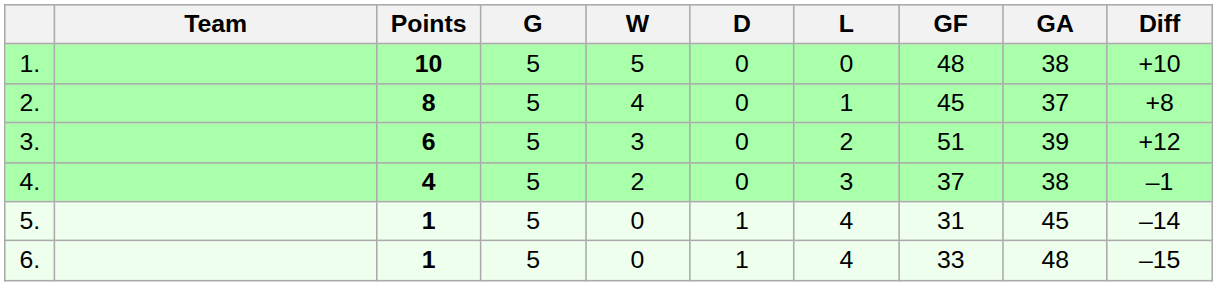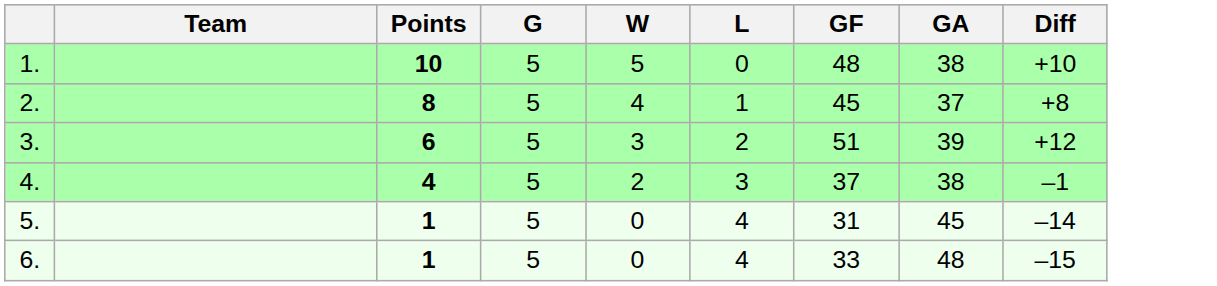- column: (742, 24)
